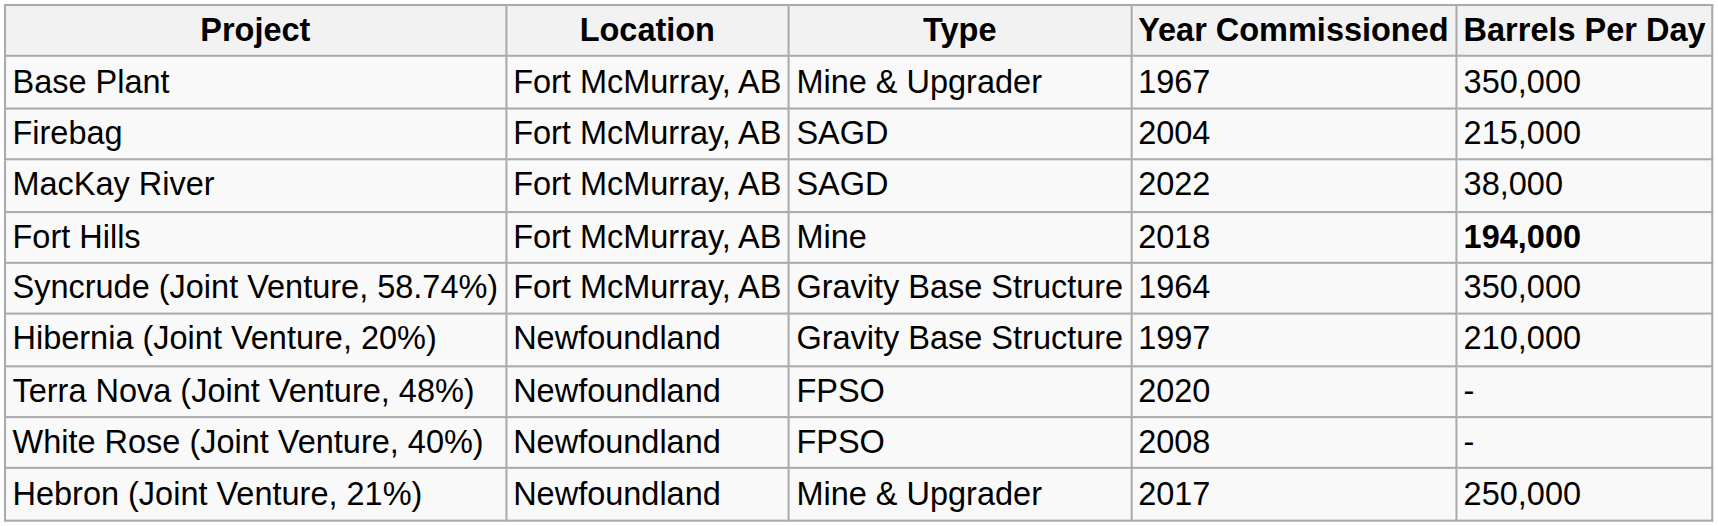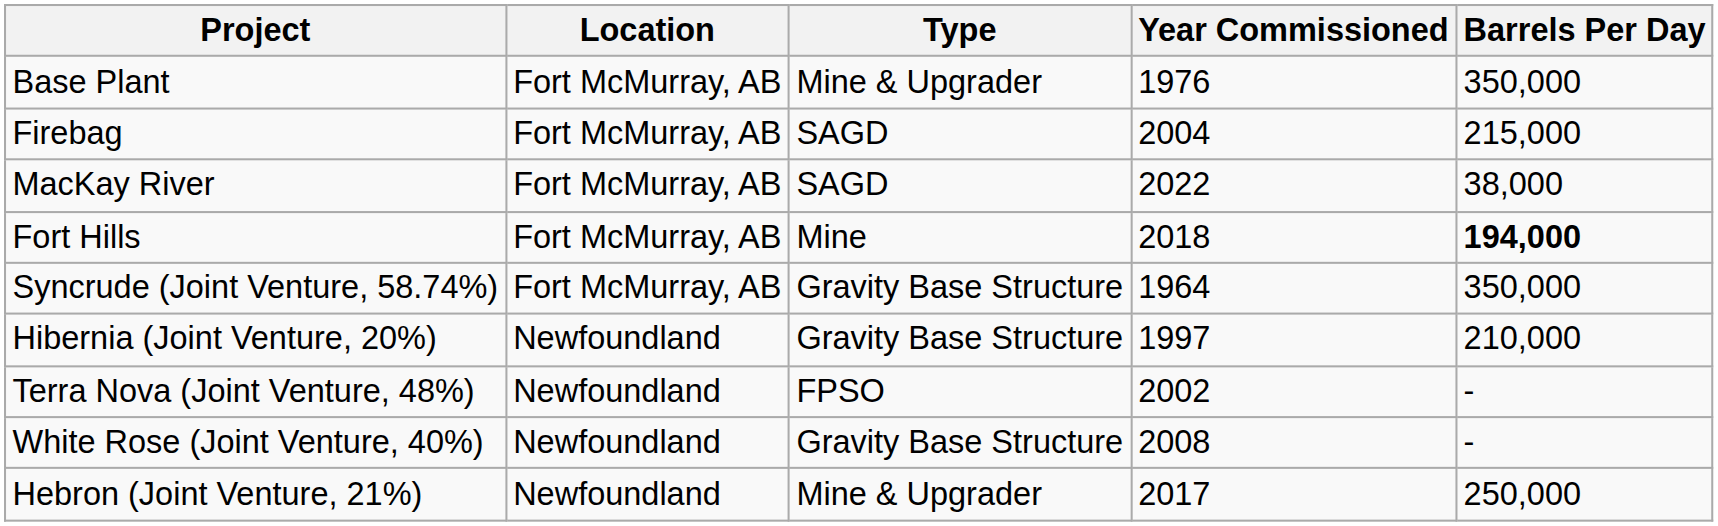(1174, 81) 1967 -> (1174, 81) 1976
(1174, 390) 2020 -> (1174, 390) 2002
(841, 442) FPSO -> (960, 442) Gravity Base Structure
